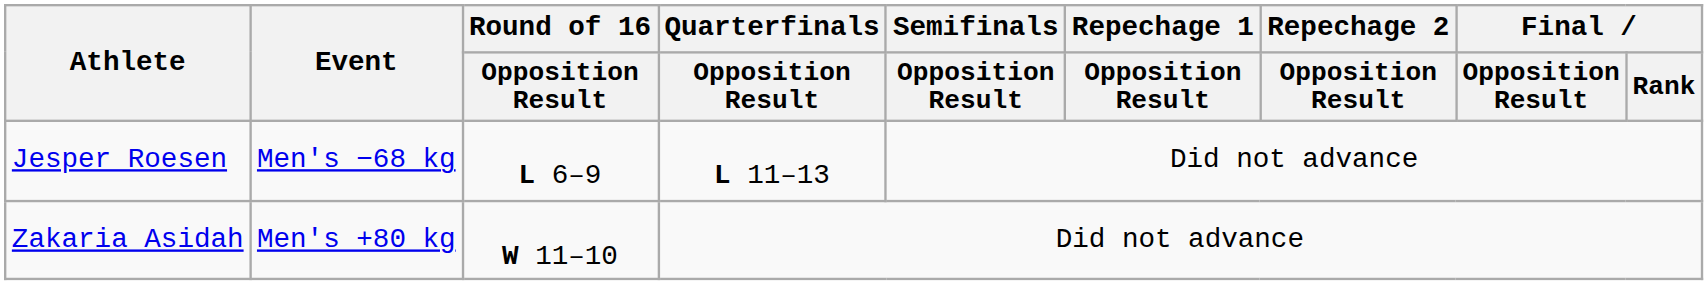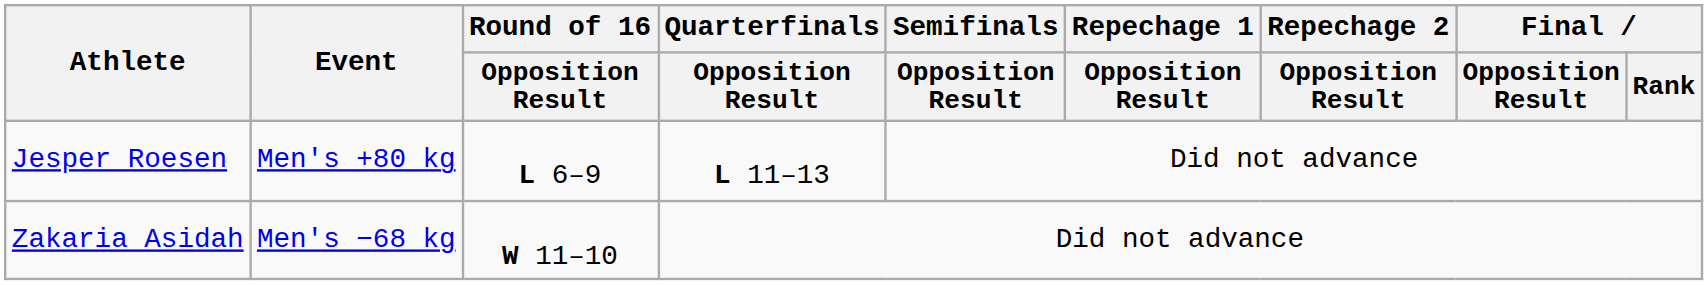(356, 160) Men's −68 kg -> (356, 160) Men's +80 kg
(356, 240) Men's +80 kg -> (356, 240) Men's −68 kg
